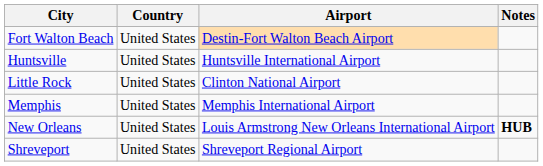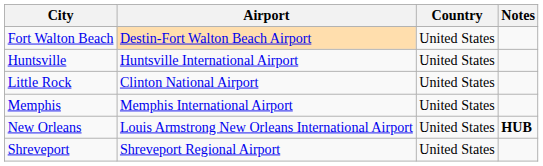columns swapped: (158, 15) <-> (348, 15)
